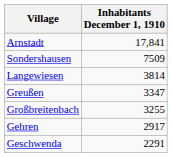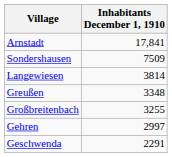(154, 93) 3347 -> (154, 93) 3348
(154, 127) 2917 -> (154, 127) 2997
